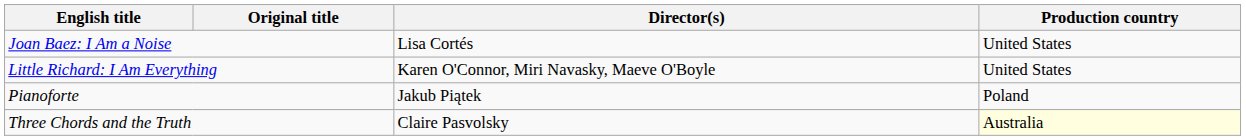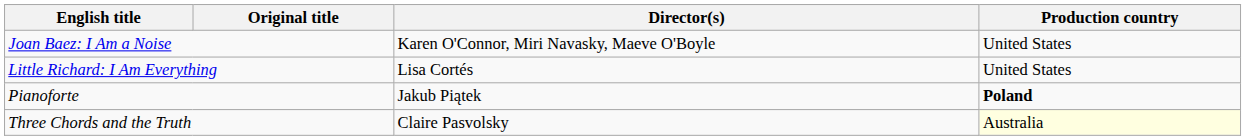(435, 43) Lisa Cortés -> (556, 43) Karen O'Connor, Miri Navasky, Maeve O'Boyle
(556, 69) Karen O'Connor, Miri Navasky, Maeve O'Boyle -> (435, 69) Lisa Cortés
(1006, 95) normal -> (1008, 95) bold
